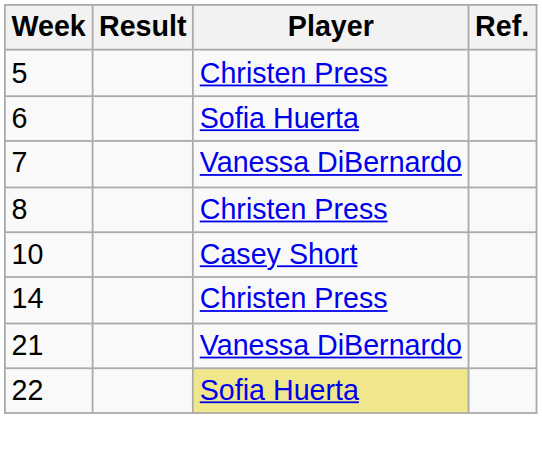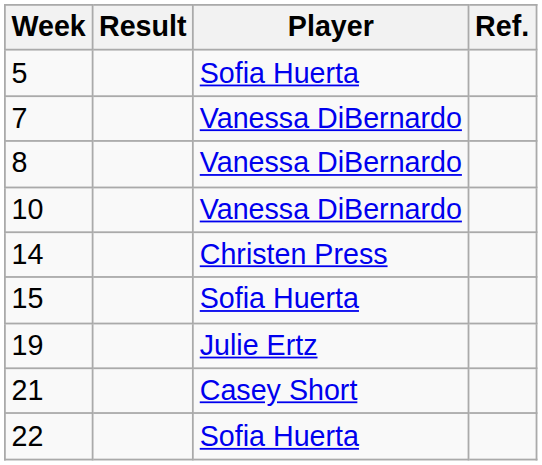(294, 72) Christen Press -> (279, 72) Sofia Huerta
- row: (19, 118)
(294, 208) Christen Press -> (331, 163) Vanessa DiBernardo
(279, 254) Casey Short -> (331, 208) Vanessa DiBernardo
+ row: (27, 299)
+ row: (27, 345)
(331, 345) Vanessa DiBernardo -> (279, 390) Casey Short
(279, 390) khaki background -> (279, 436) no background
